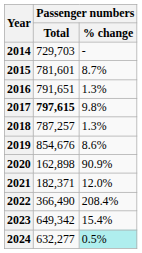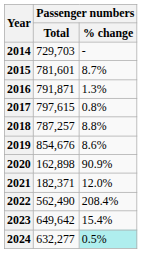(55, 88) 791,651 -> (55, 88) 791,871
(55, 107) bold -> (55, 107) normal
(94, 107) 9.8% -> (94, 107) 0.8%
(94, 126) 1.3% -> (94, 126) 8.8%
(55, 201) 366,490 -> (55, 201) 562,490
(55, 220) 649,342 -> (55, 220) 649,642
